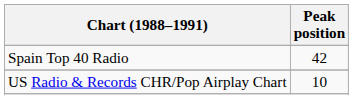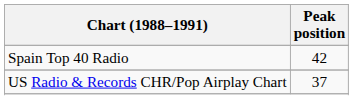(319, 81) 10 -> (319, 81) 37
